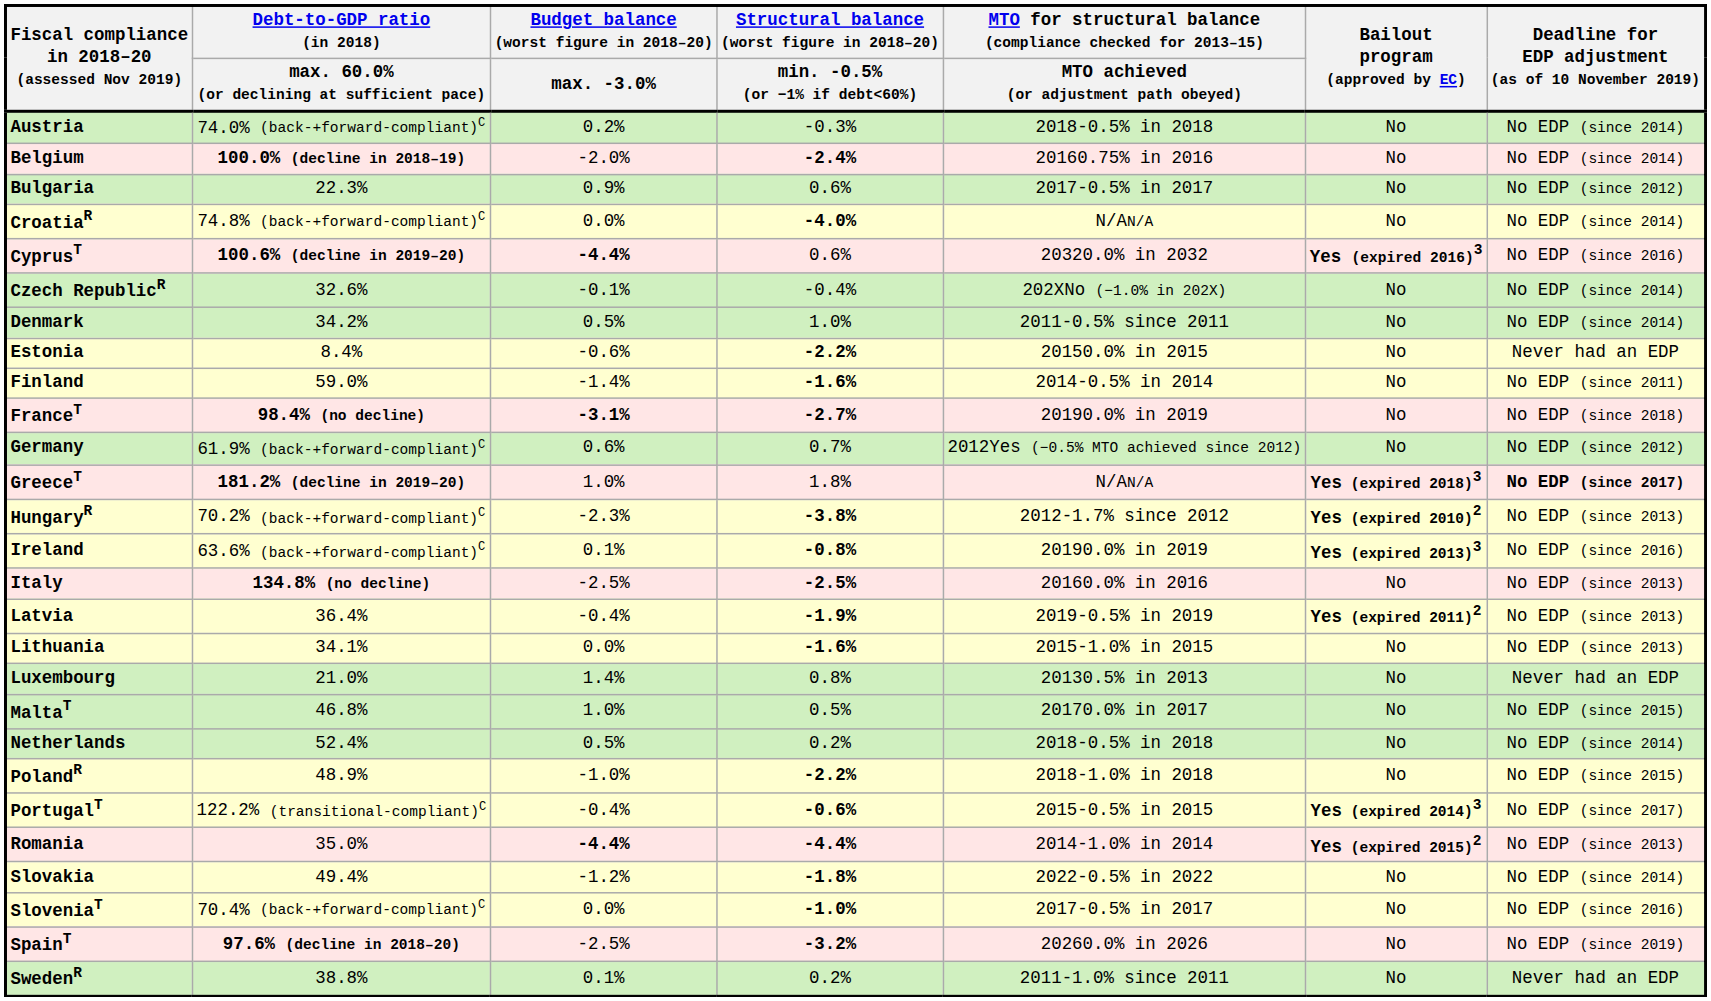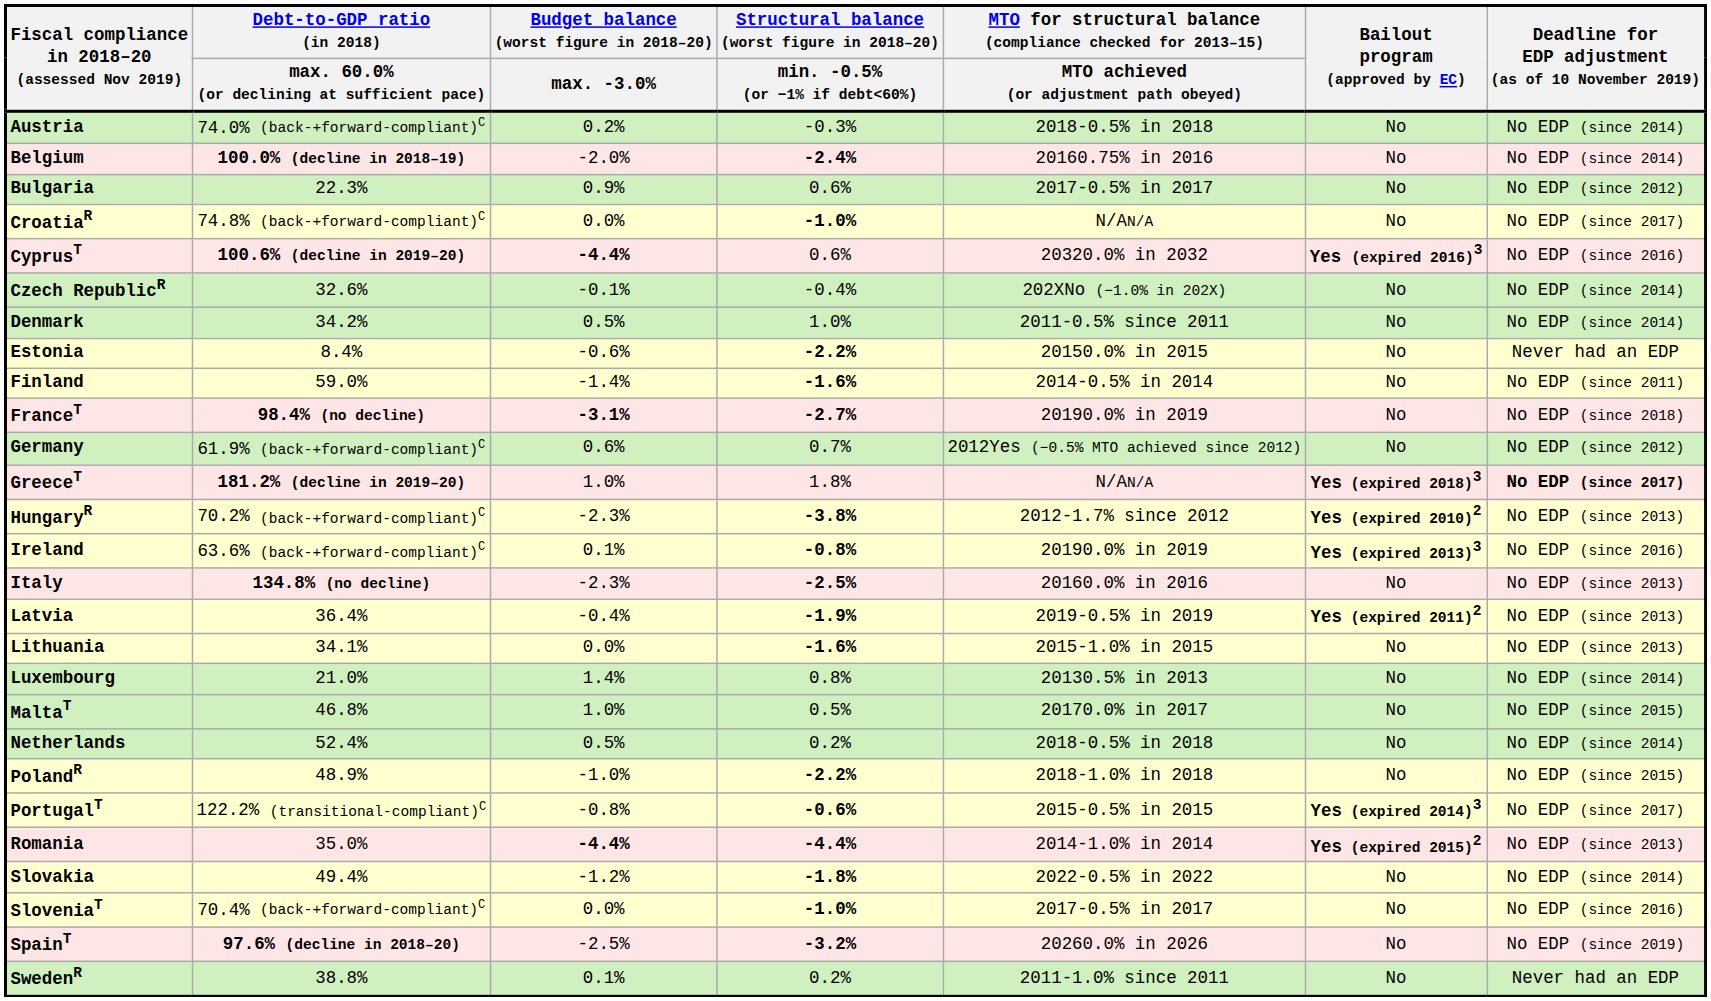(830, 221) -4.0% -> (830, 221) -1.0%
(1595, 221) No EDP (since 2014) -> (1595, 221) No EDP (since 2017)
(604, 583) -2.5% -> (604, 583) -2.3%
(1595, 678) Never had an EDP -> (1595, 678) No EDP (since 2014)
(604, 810) -0.4% -> (604, 810) -0.8%
